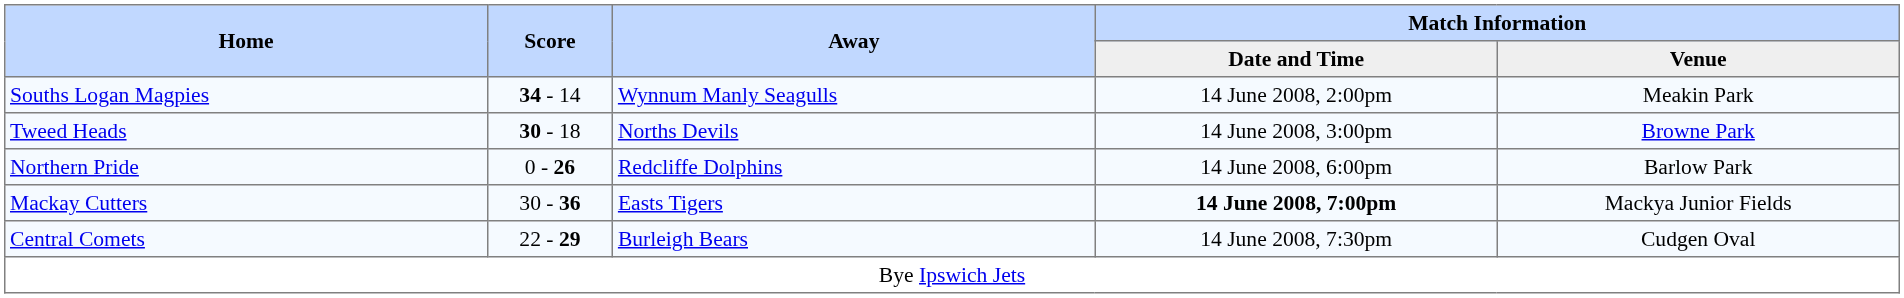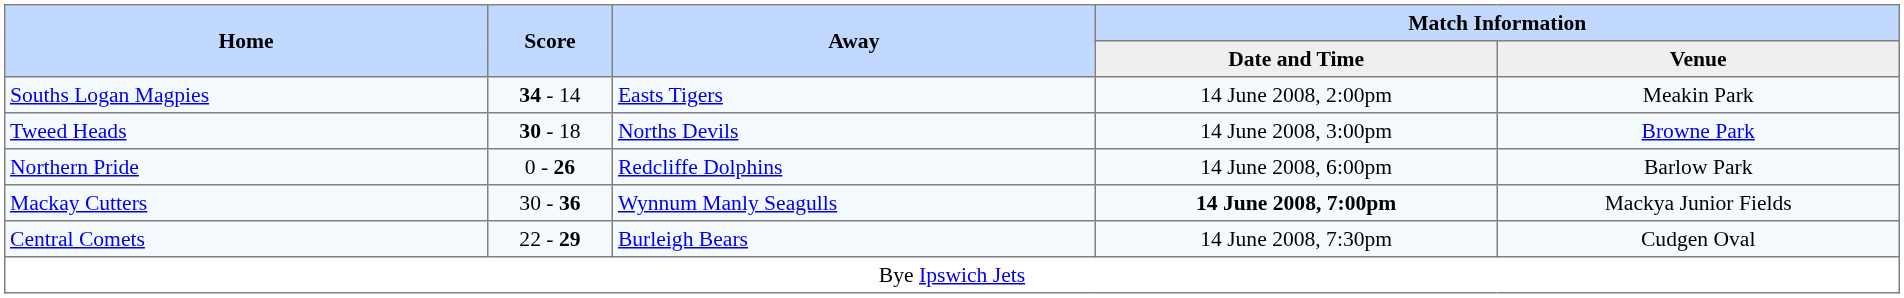(728, 94) Wynnum Manly Seagulls -> (670, 94) Easts Tigers
(670, 202) Easts Tigers -> (728, 202) Wynnum Manly Seagulls
